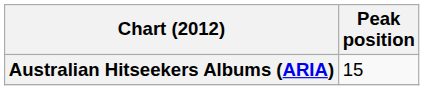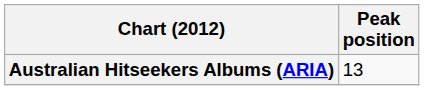(353, 69) 15 -> (353, 69) 13
